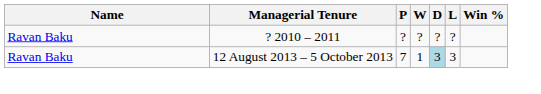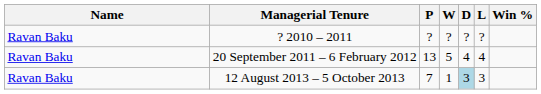+ row: (315, 57)
